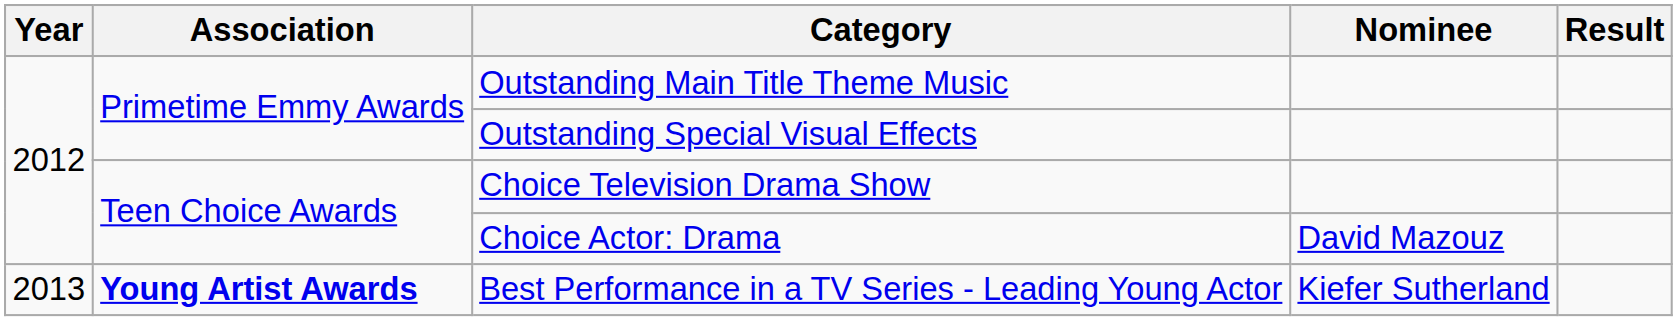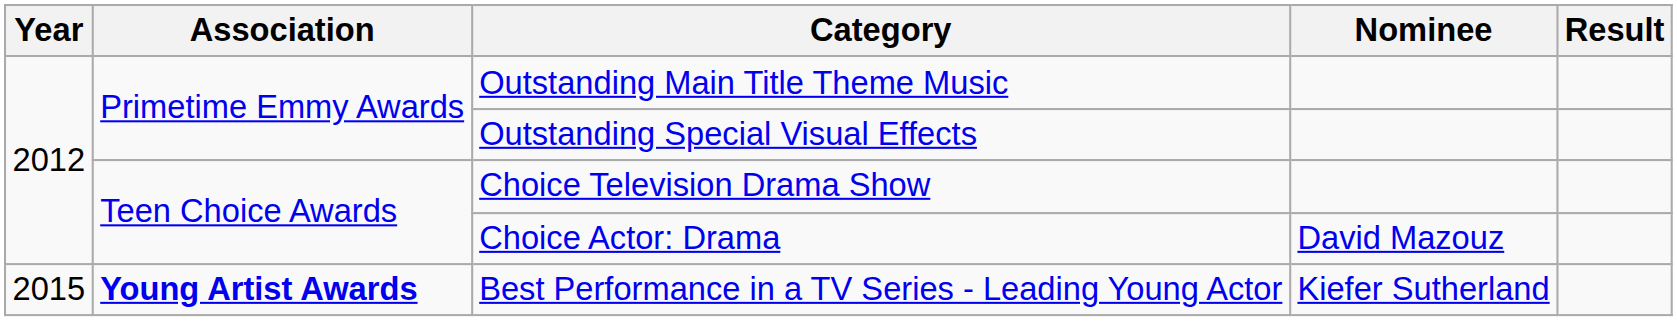(49, 289) 2013 -> (49, 289) 2015
